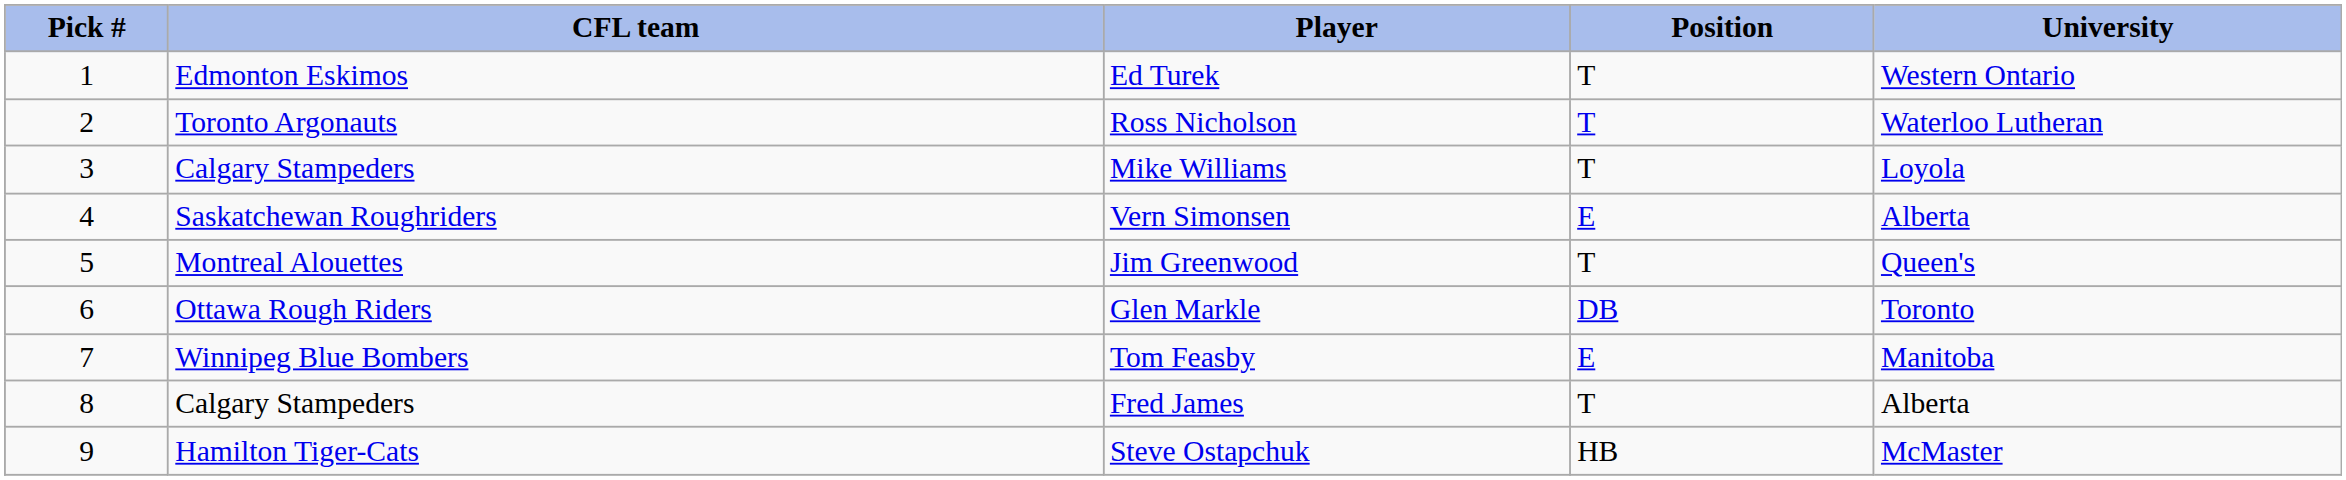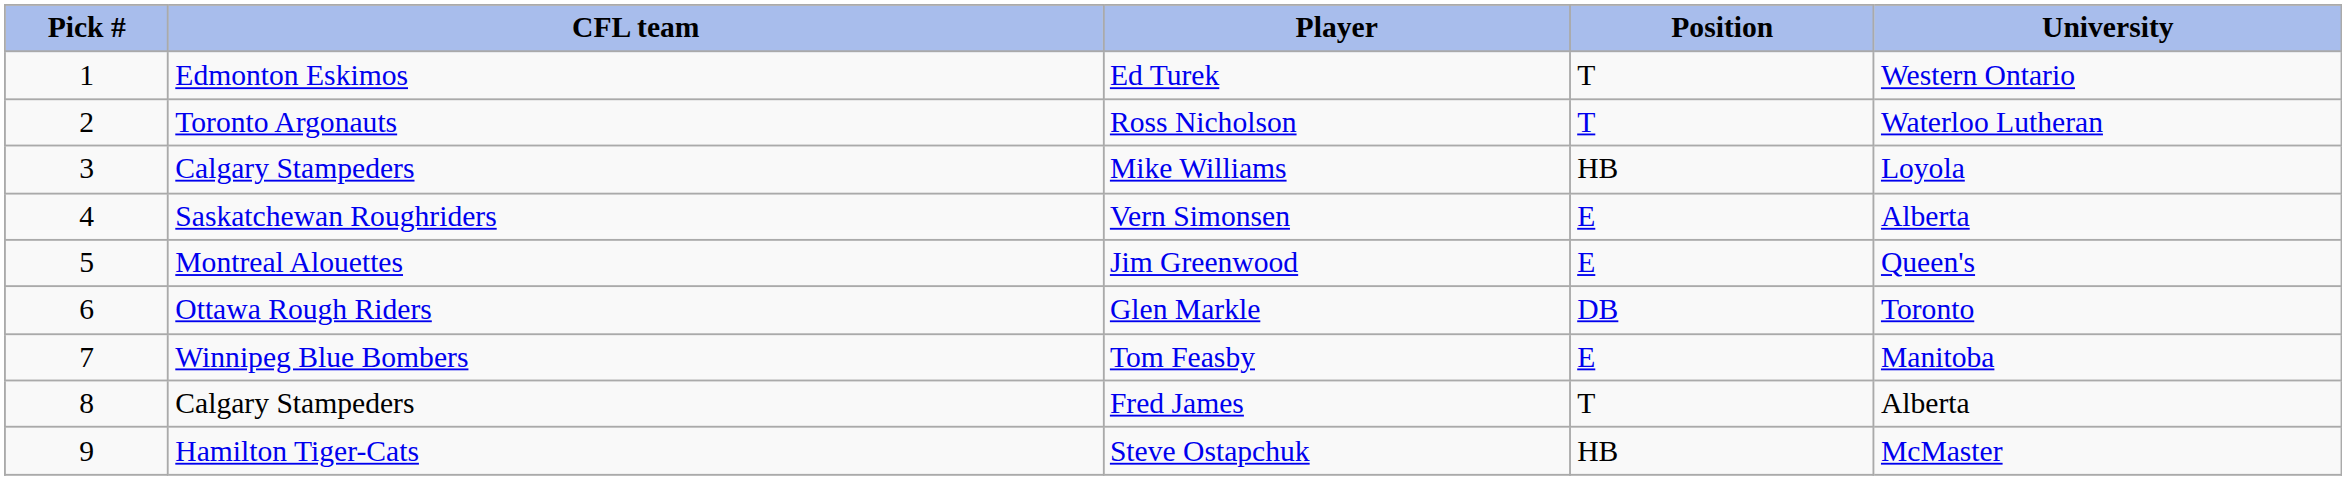(1586, 168) T -> (1598, 168) HB
(1586, 262) T -> (1586, 262) E
